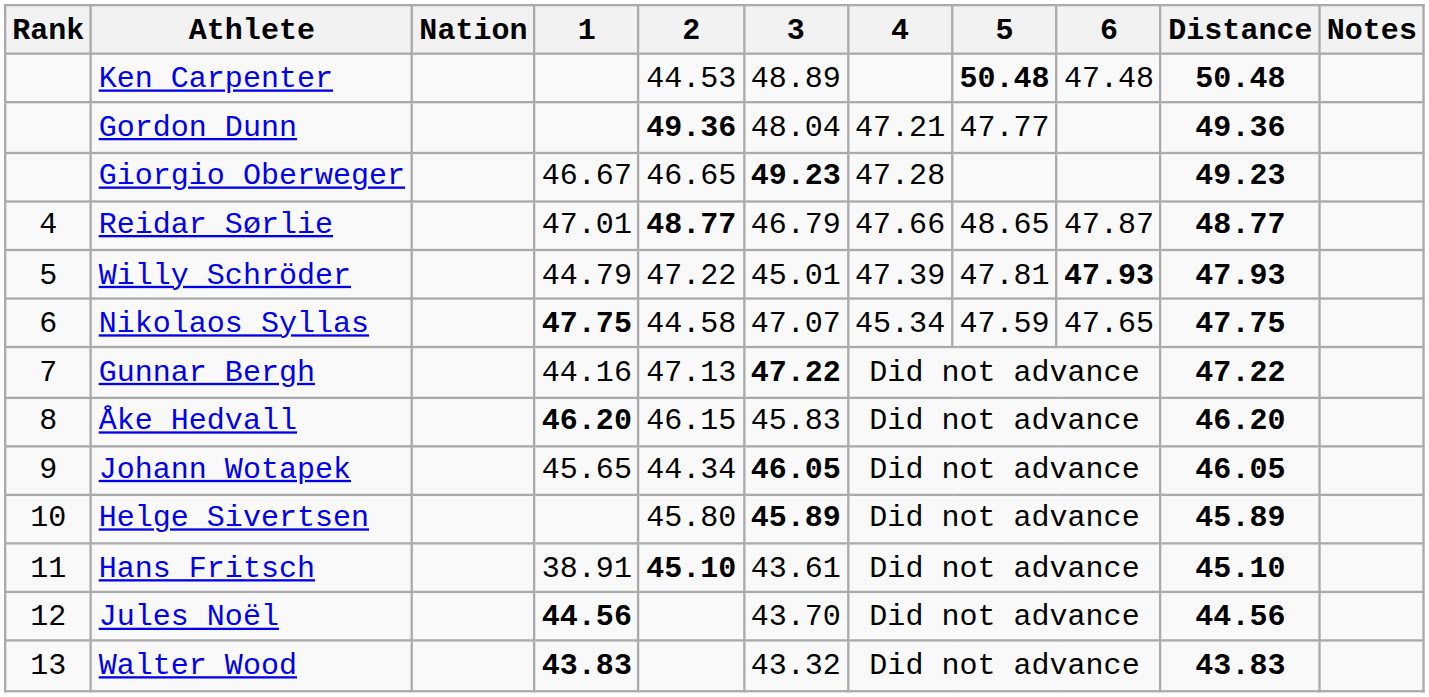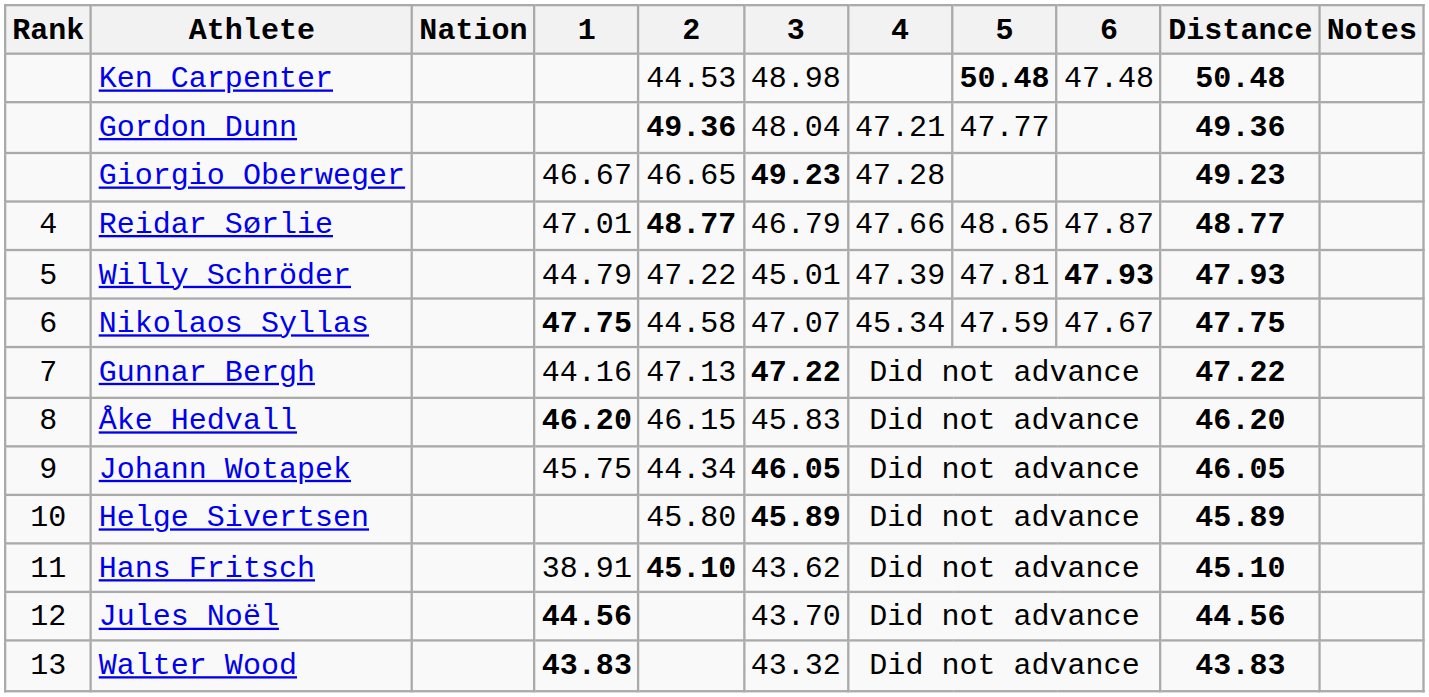(796, 79) 48.89 -> (796, 79) 48.98
(1109, 323) 47.65 -> (1109, 323) 47.67
(587, 470) 45.65 -> (587, 470) 45.75
(796, 568) 43.61 -> (796, 568) 43.62
